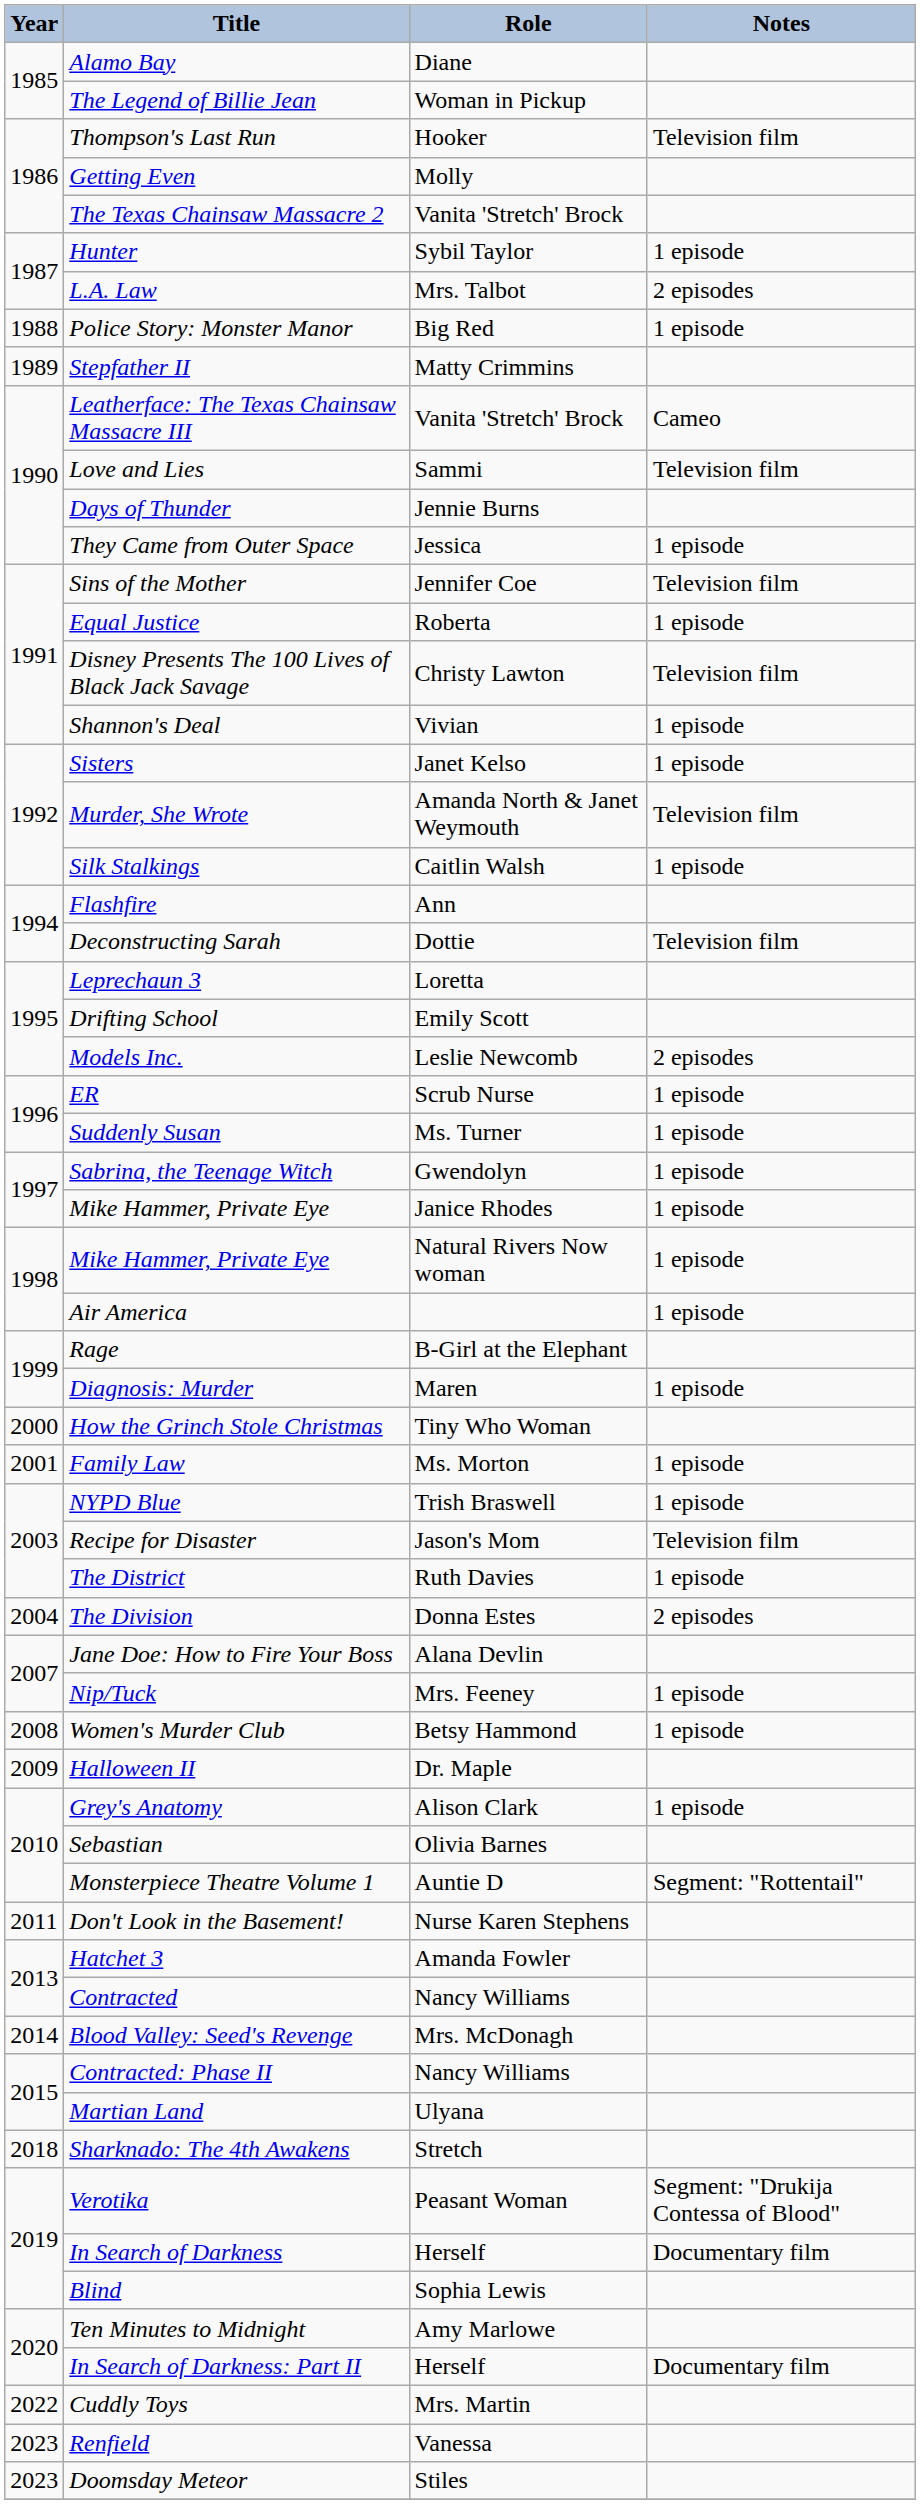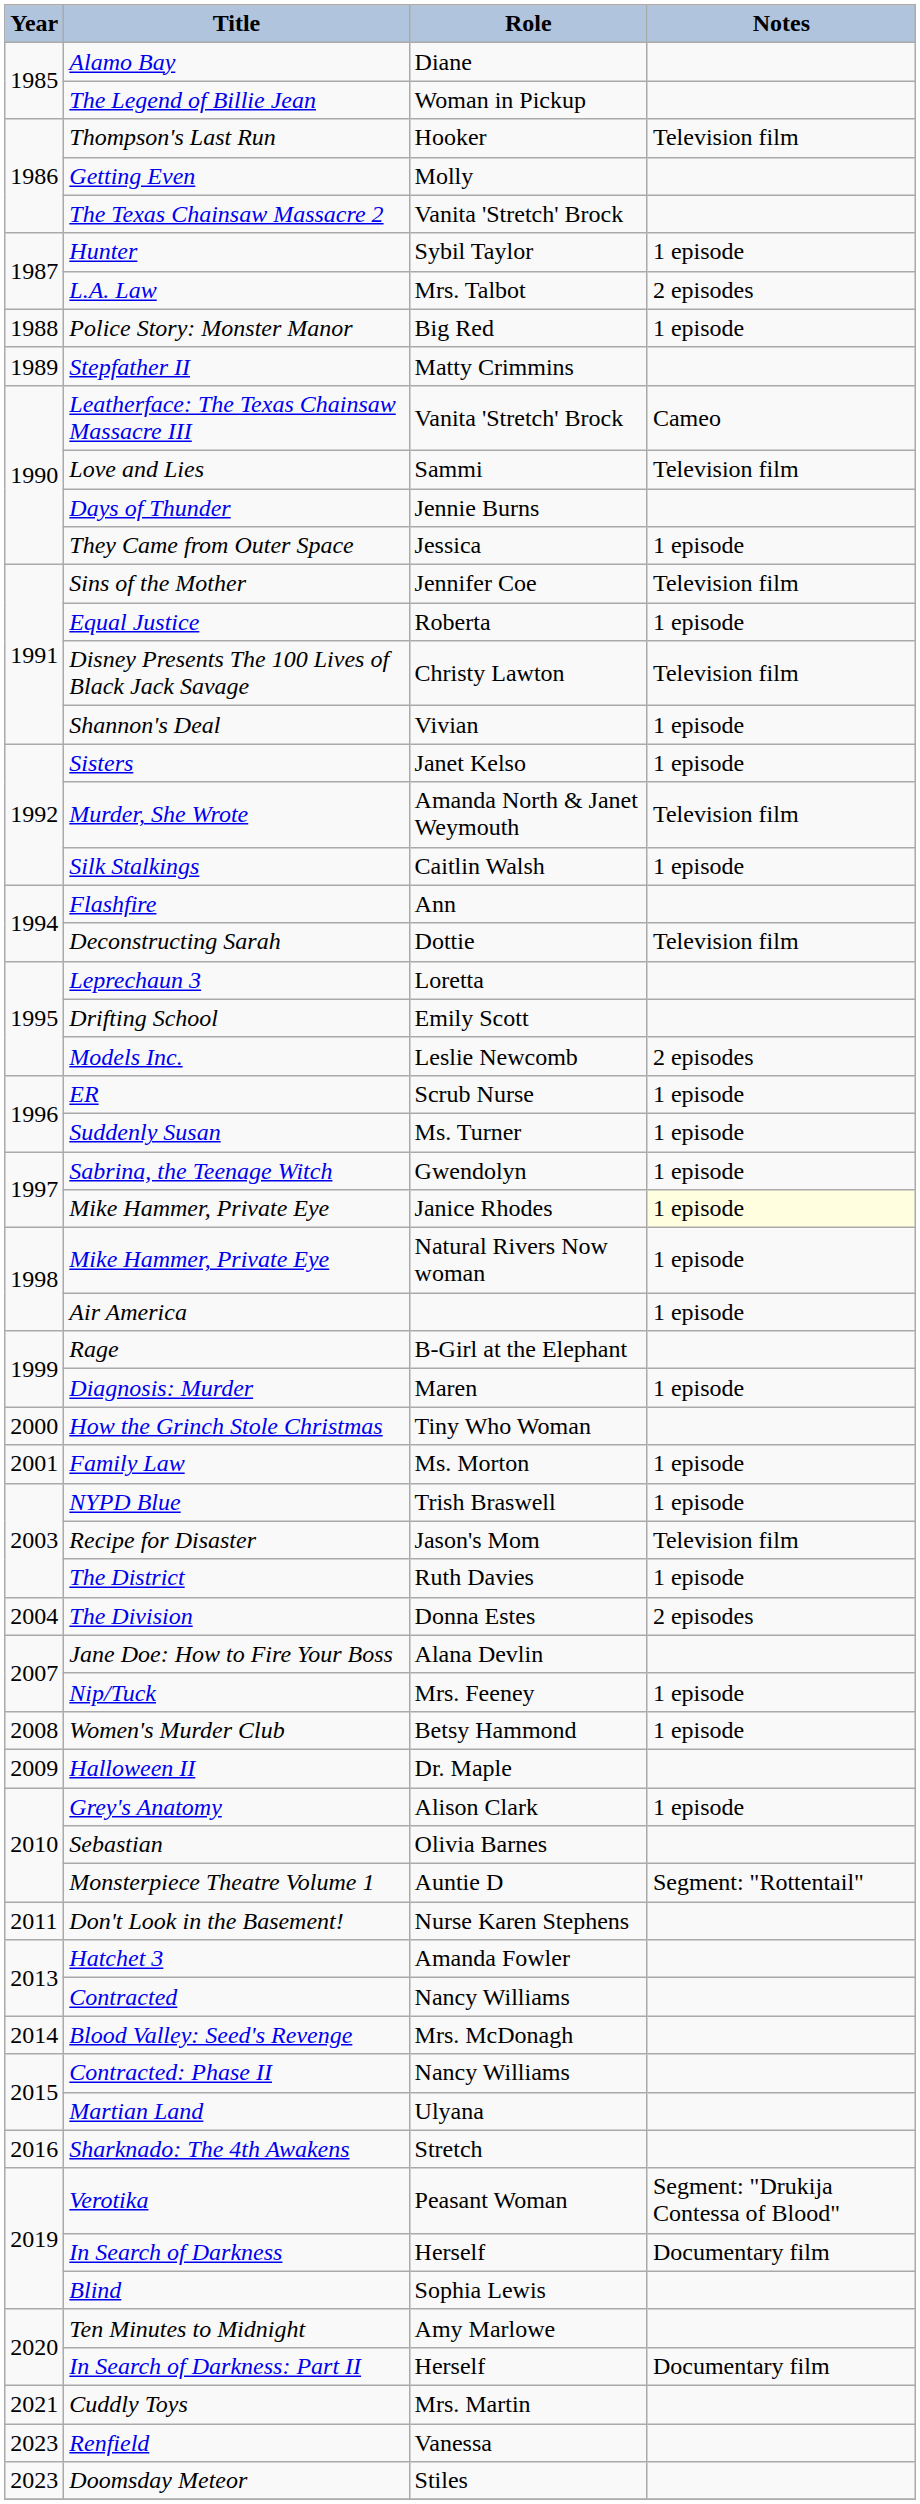(699, 1208) no background -> (699, 1208) lightyellow background
(34, 2148) 2018 -> (34, 2148) 2016
(34, 2404) 2022 -> (34, 2404) 2021
